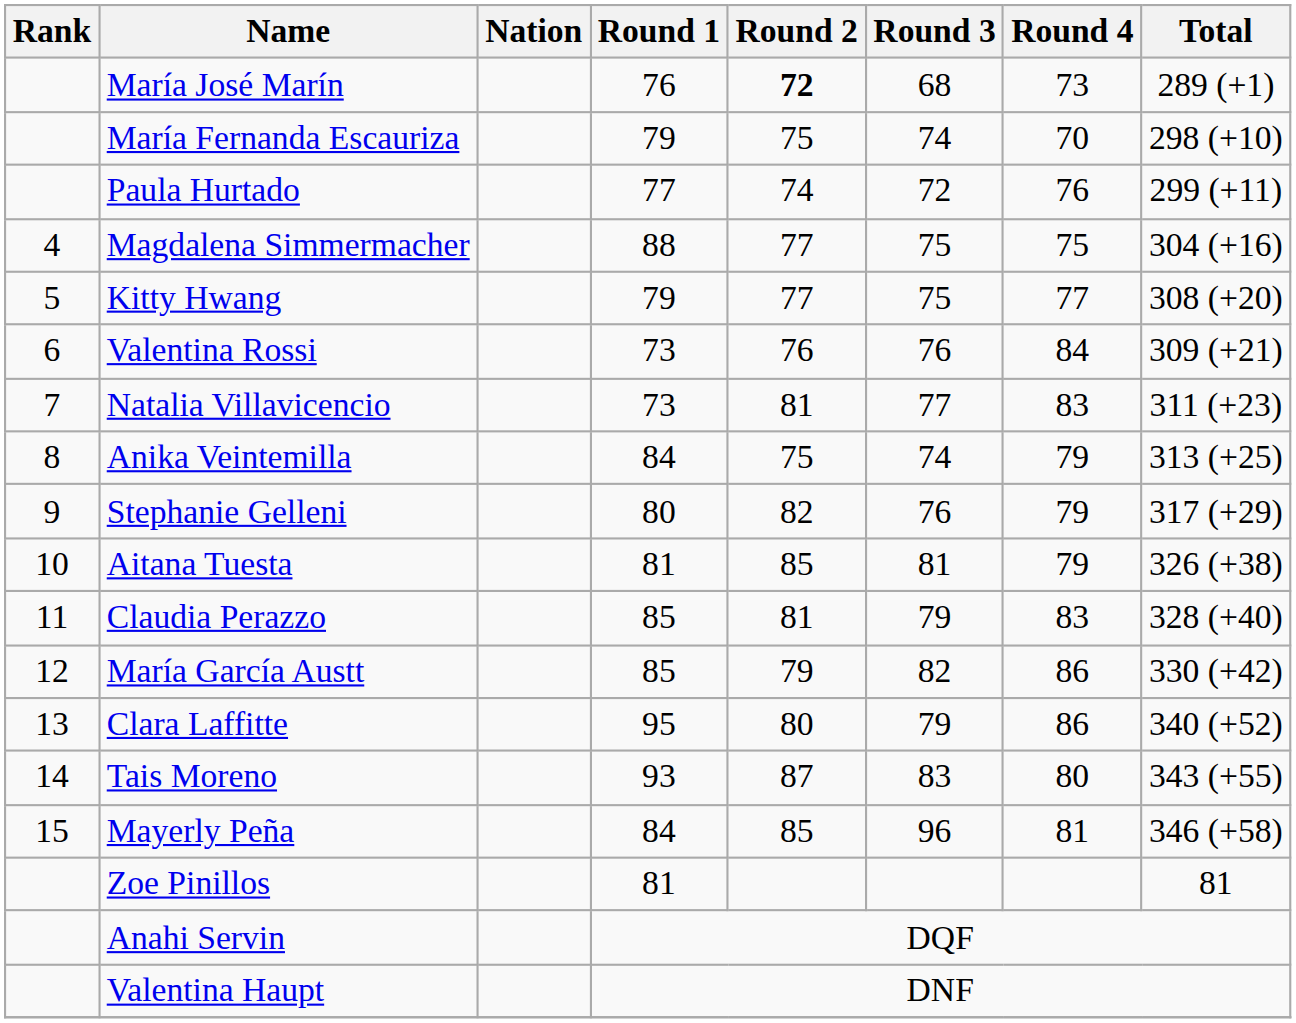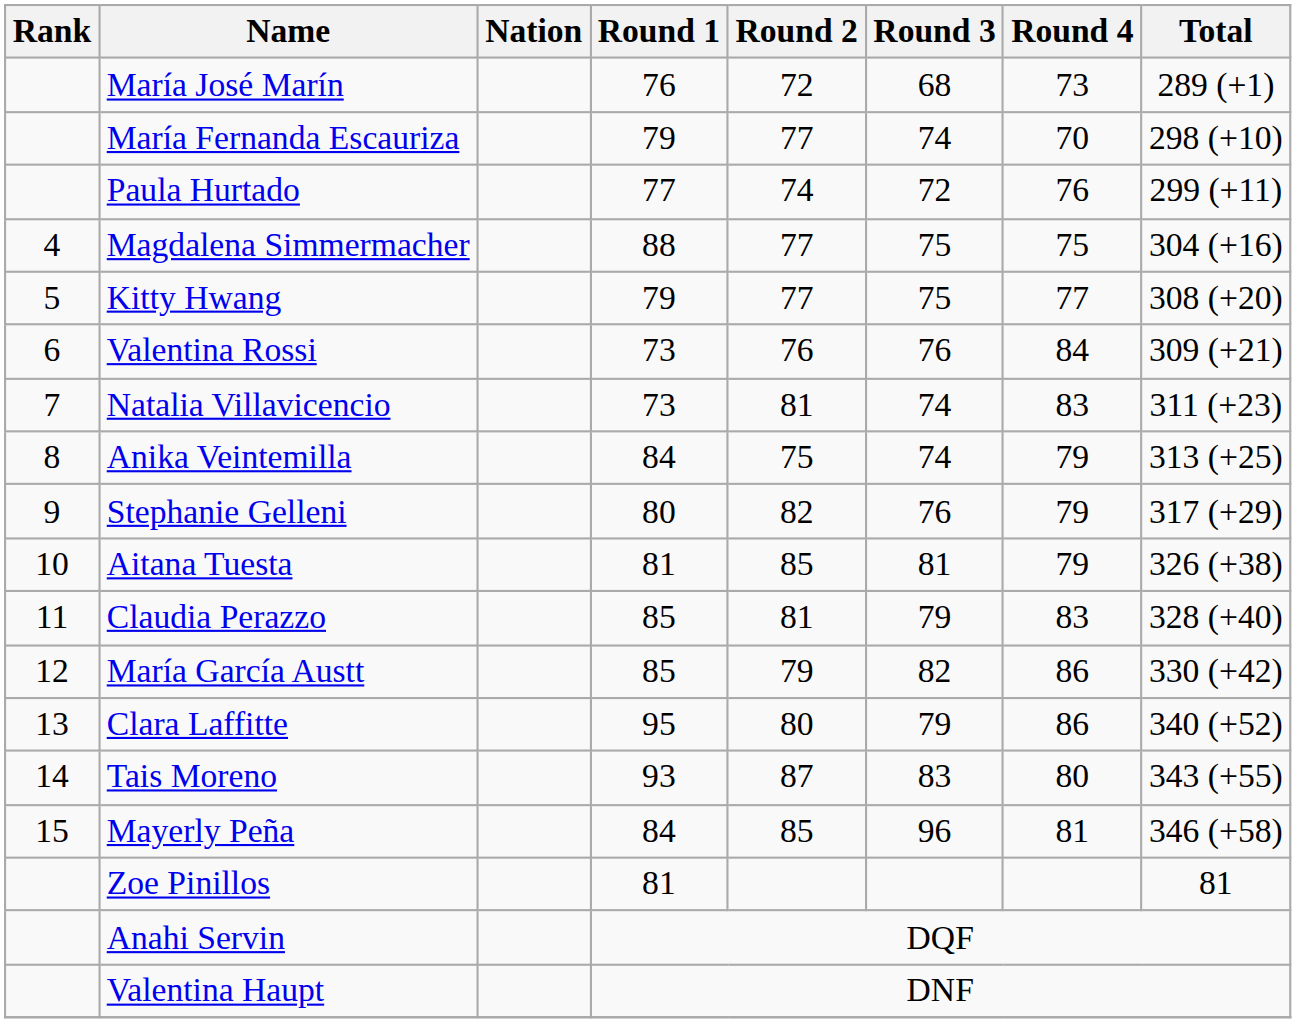(797, 84) bold -> (797, 84) normal
(797, 137) 75 -> (797, 137) 77
(935, 404) 77 -> (935, 404) 74
